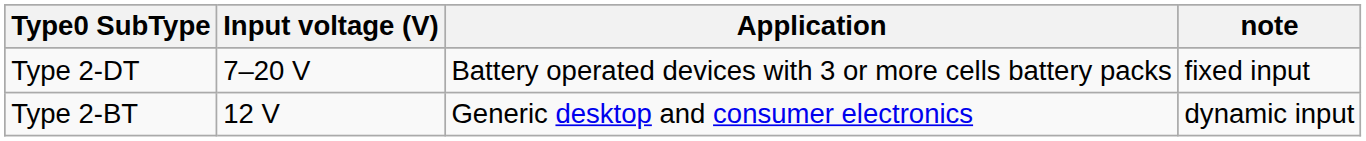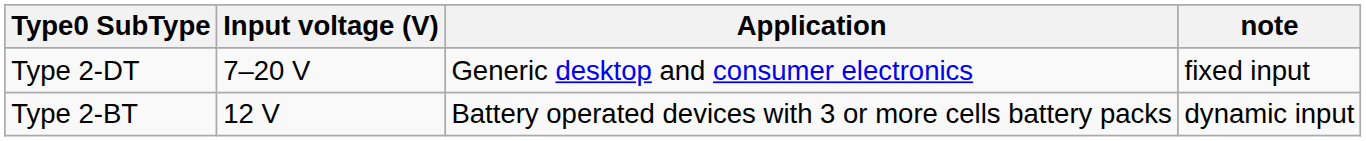(812, 69) Battery operated devices with 3 or more cells battery packs -> (712, 69) Generic desktop and consumer electronics
(712, 113) Generic desktop and consumer electronics -> (812, 113) Battery operated devices with 3 or more cells battery packs
